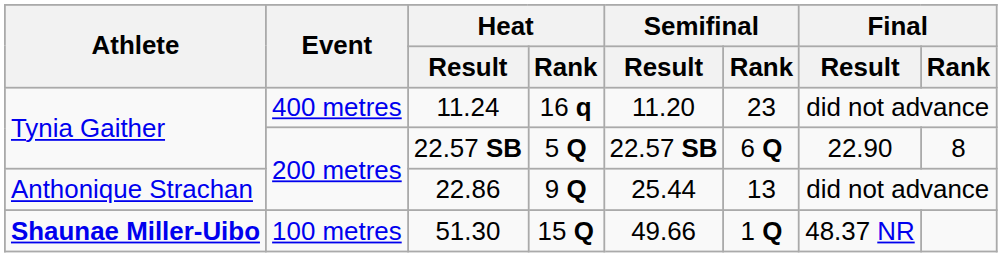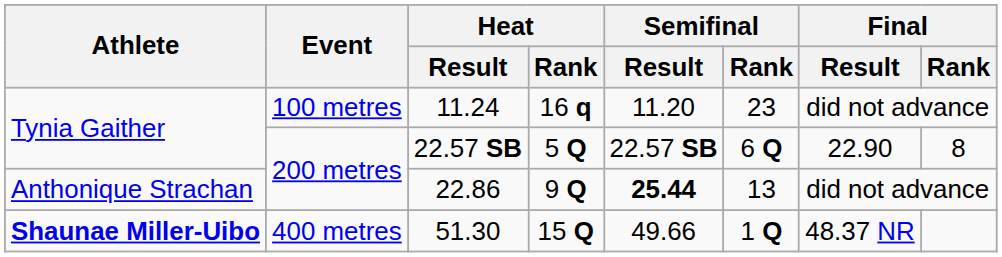(337, 108) 400 metres -> (337, 108) 100 metres
(664, 190) normal -> (664, 190) bold
(337, 231) 100 metres -> (337, 231) 400 metres
